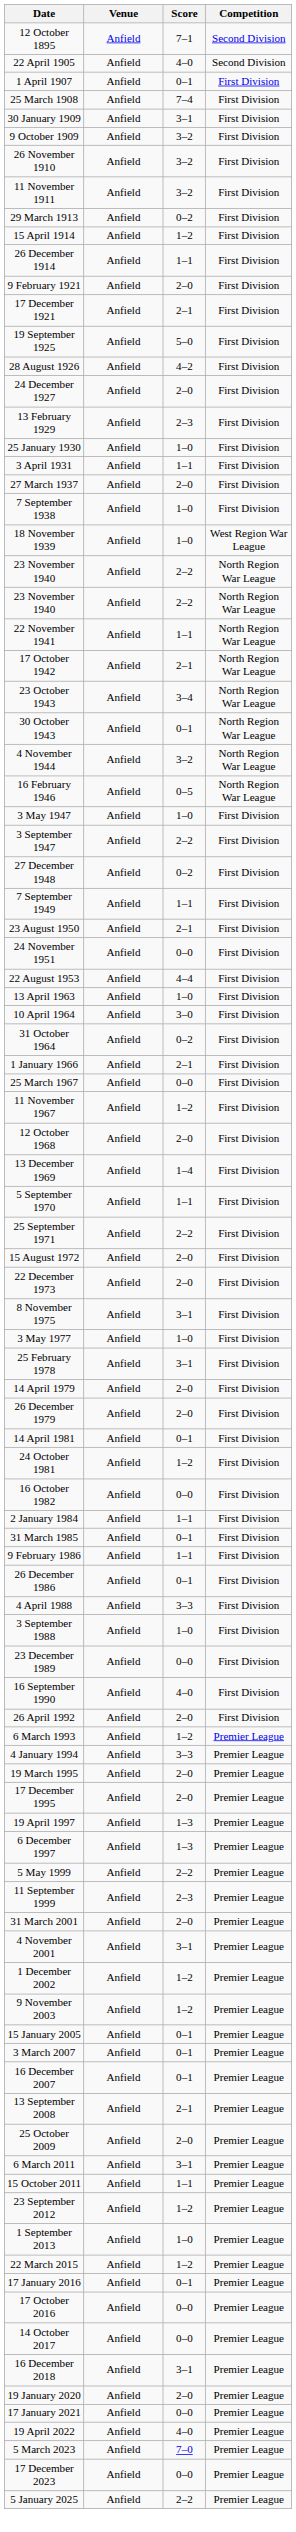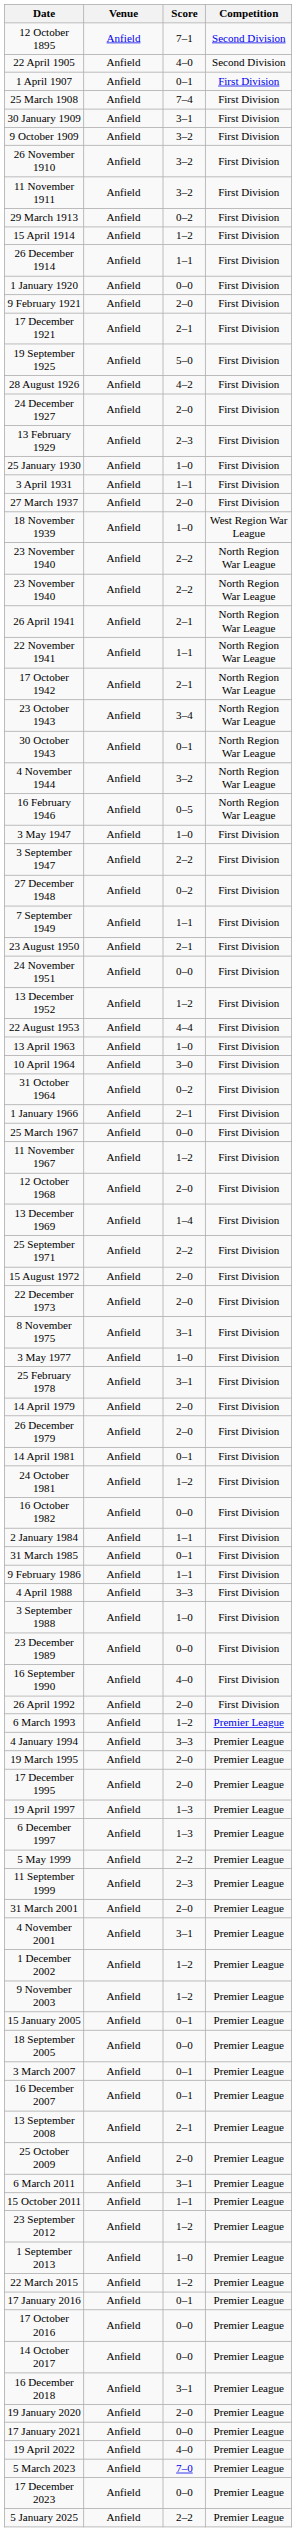+ row: (44, 285)
- row: (44, 509)
+ row: (44, 621)
+ row: (44, 1003)
- row: (44, 1202)
- row: (44, 1581)
+ row: (44, 2046)
